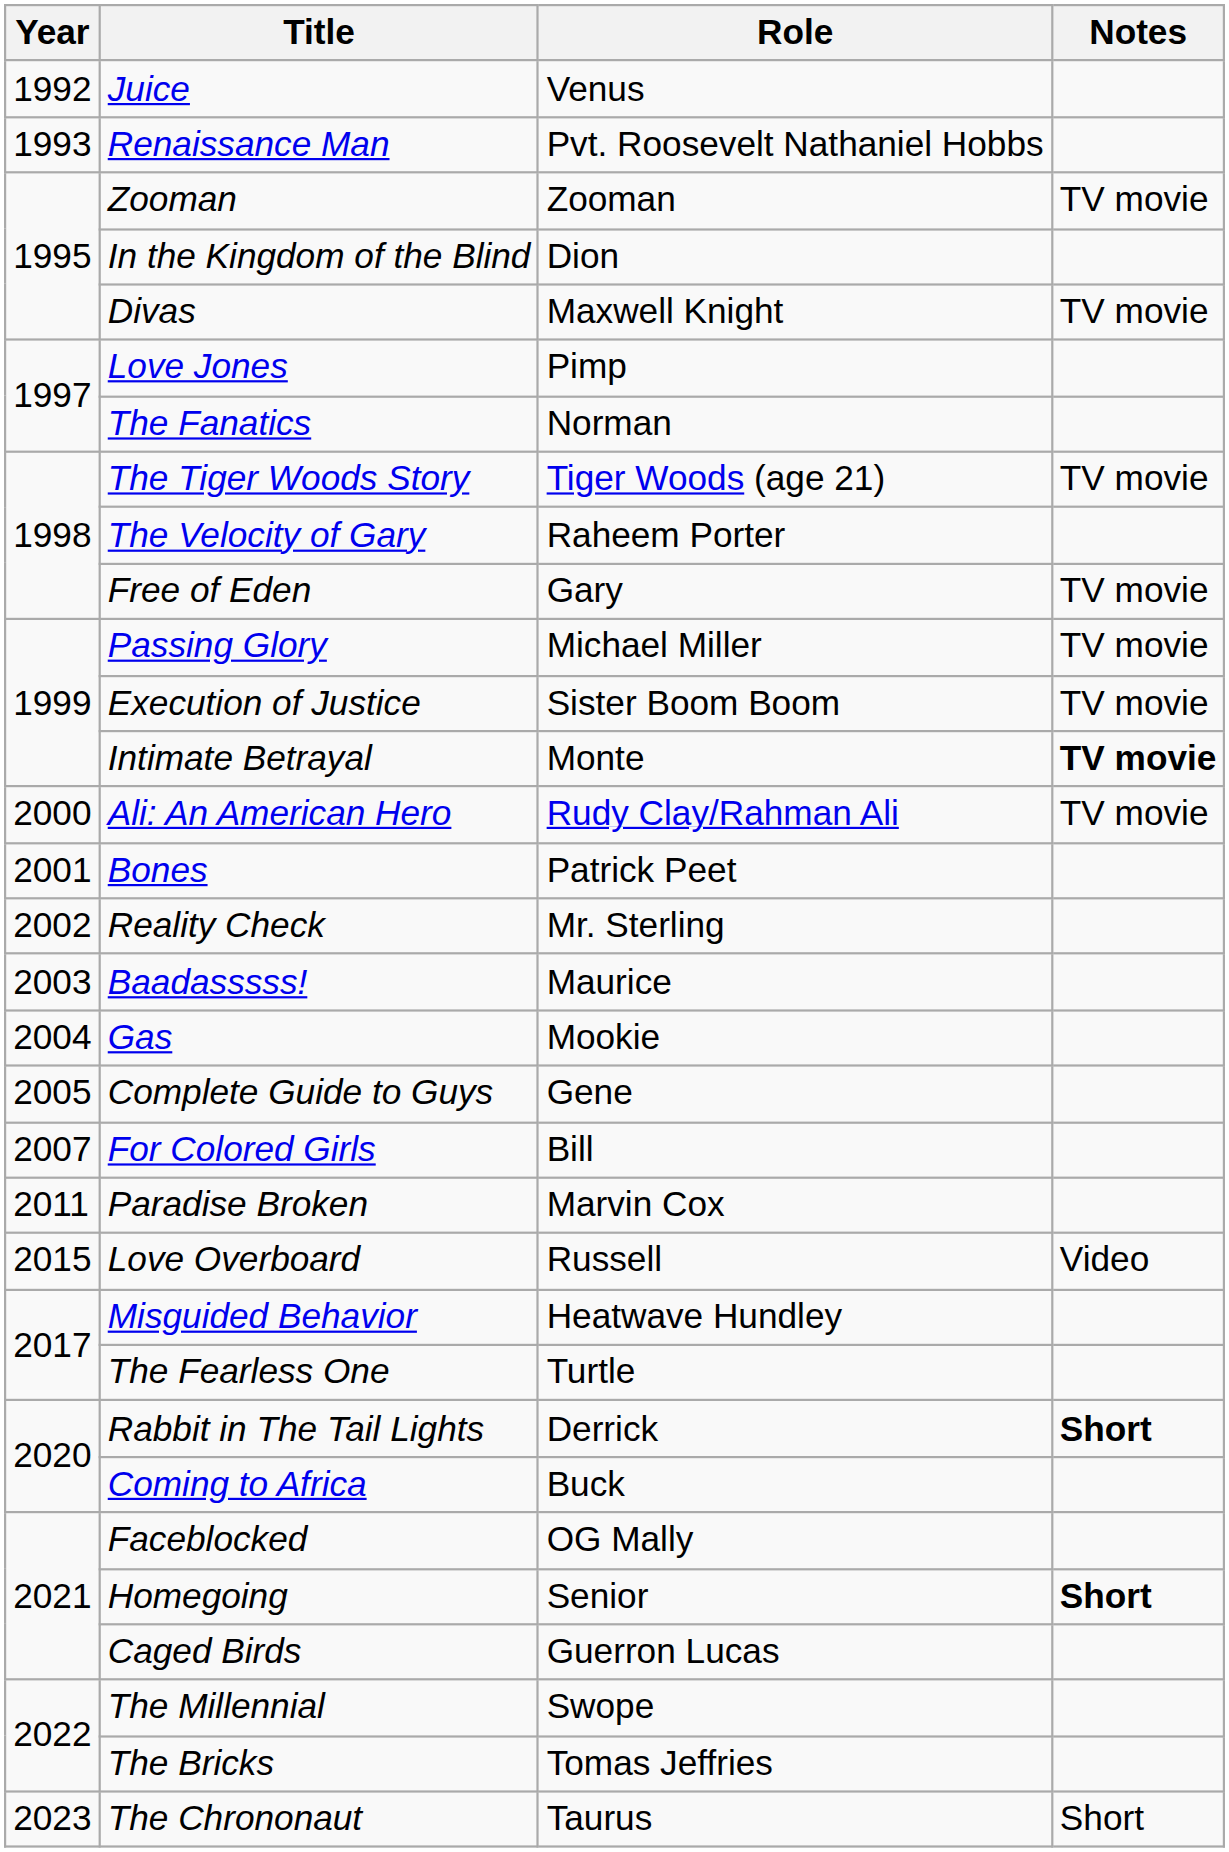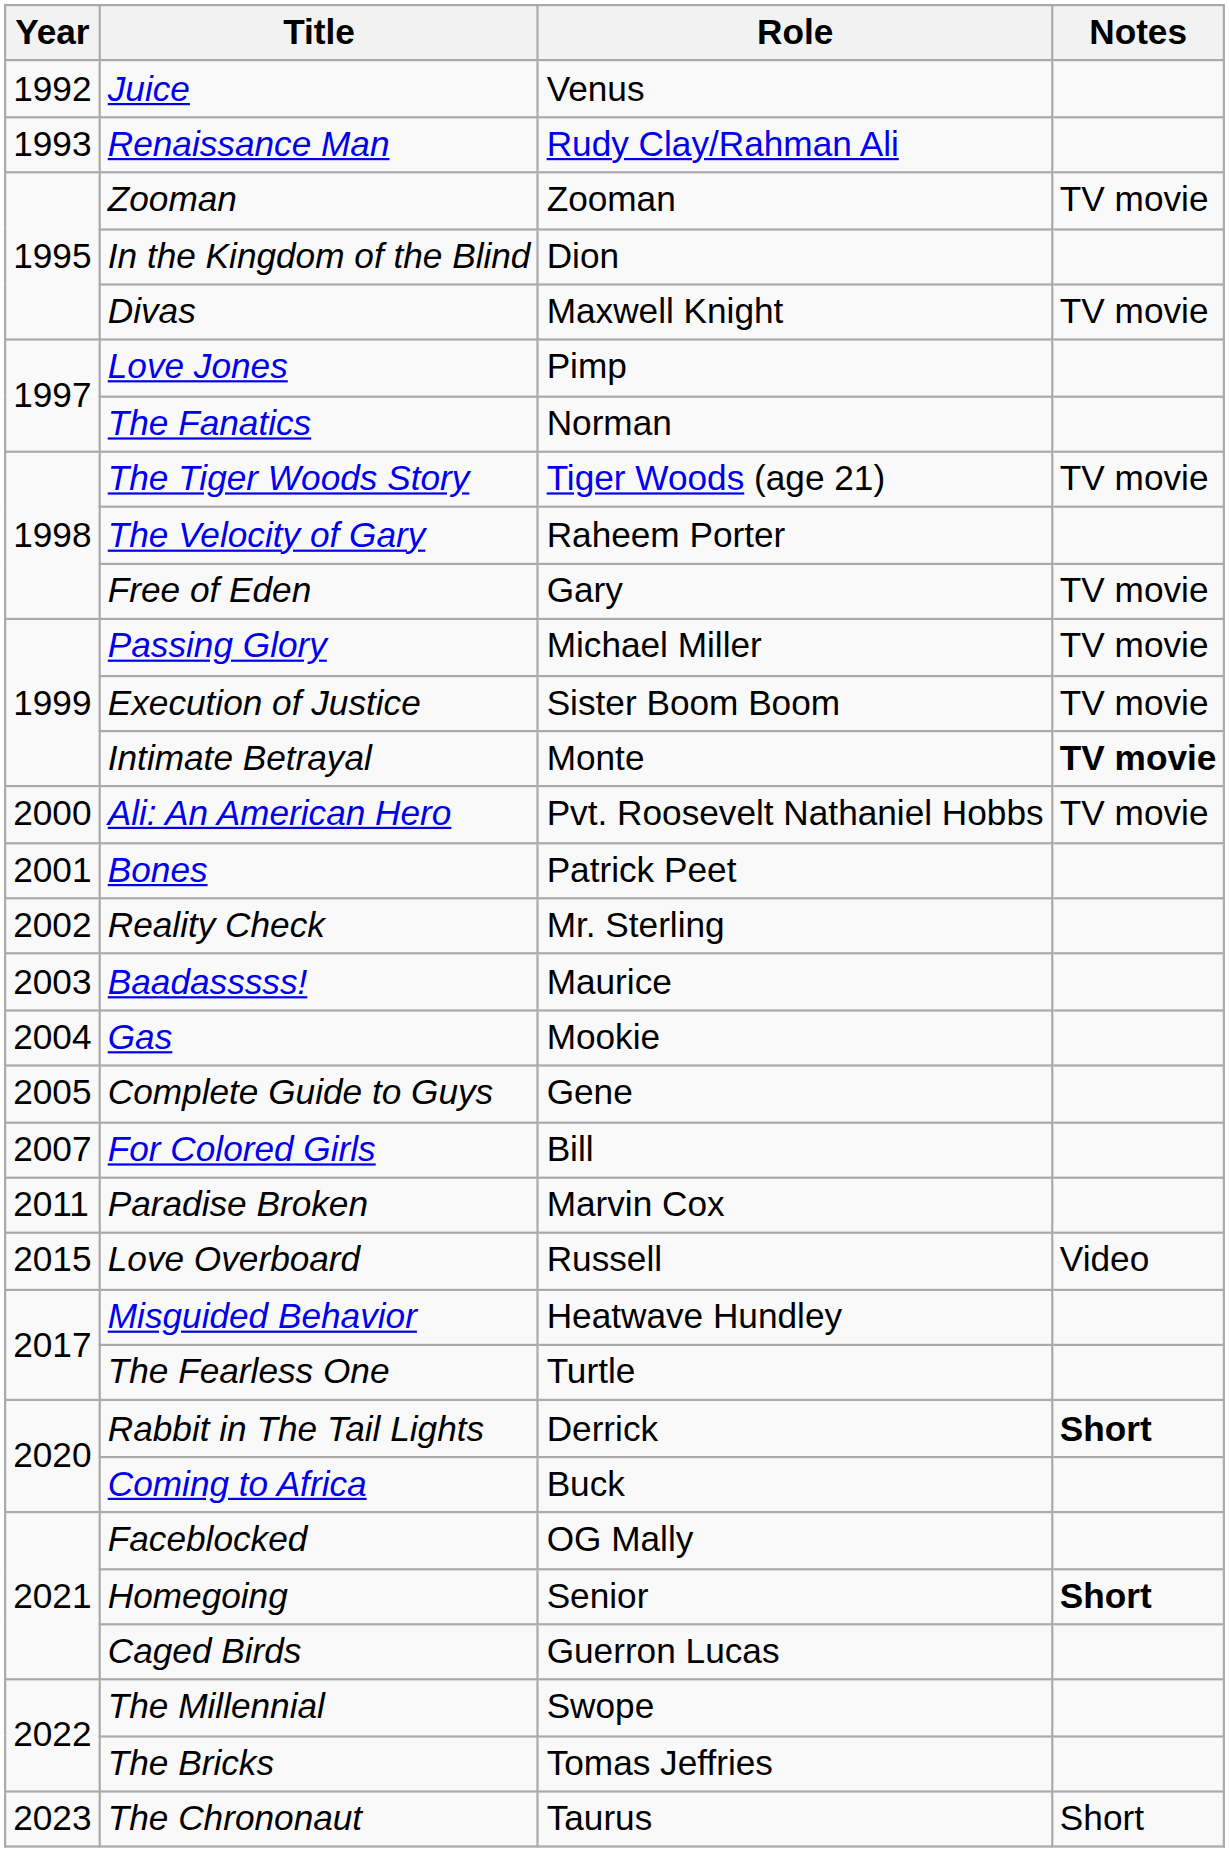(795, 144) Pvt. Roosevelt Nathaniel Hobbs -> (723, 144) Rudy Clay/Rahman Ali
(723, 813) Rudy Clay/Rahman Ali -> (795, 813) Pvt. Roosevelt Nathaniel Hobbs
